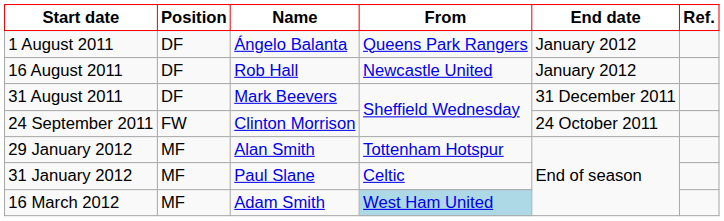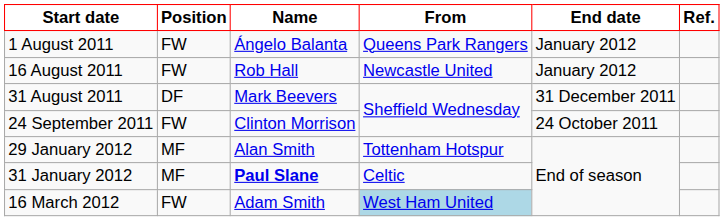(172, 44) DF -> (174, 44) FW
(172, 70) DF -> (174, 70) FW
(275, 176) normal -> (276, 176) bold
(173, 202) MF -> (174, 202) FW
